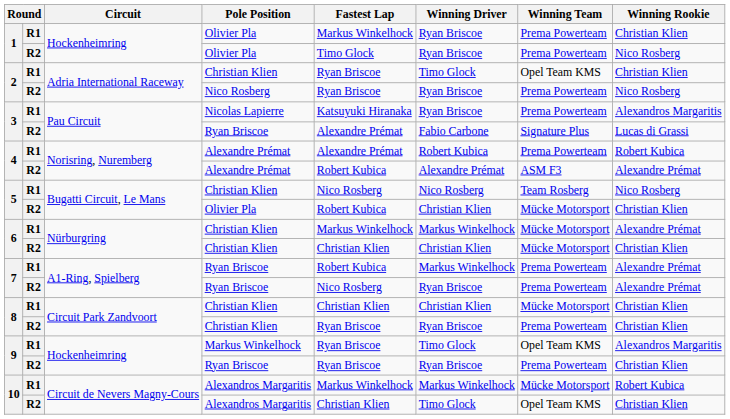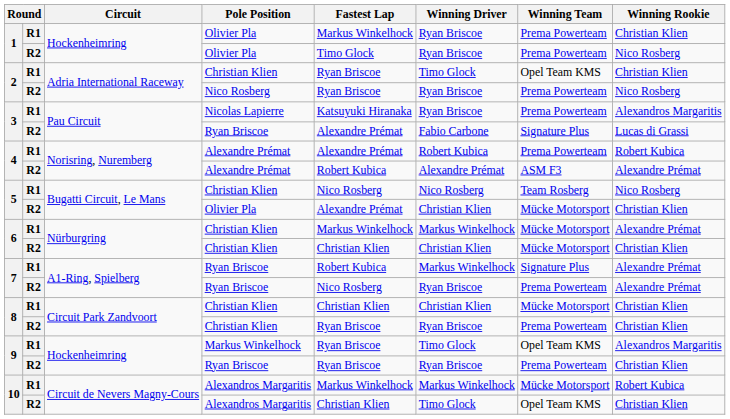(351, 209) Robert Kubica -> (360, 209) Alexandre Prémat
(564, 267) Prema Powerteam -> (555, 267) Signature Plus
